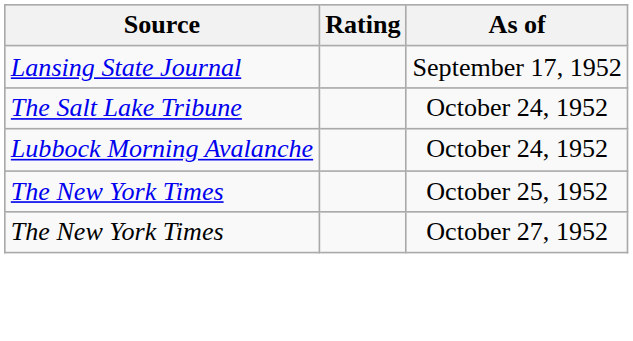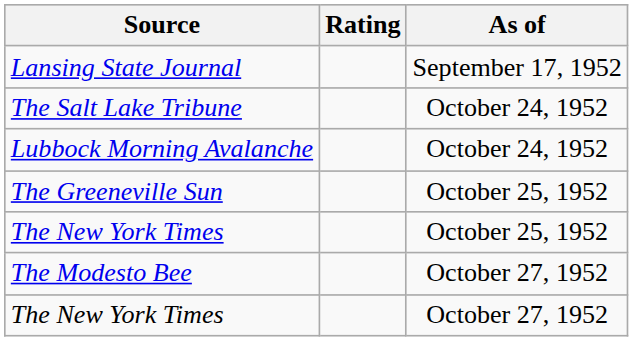+ row: (117, 190)
+ row: (101, 273)
